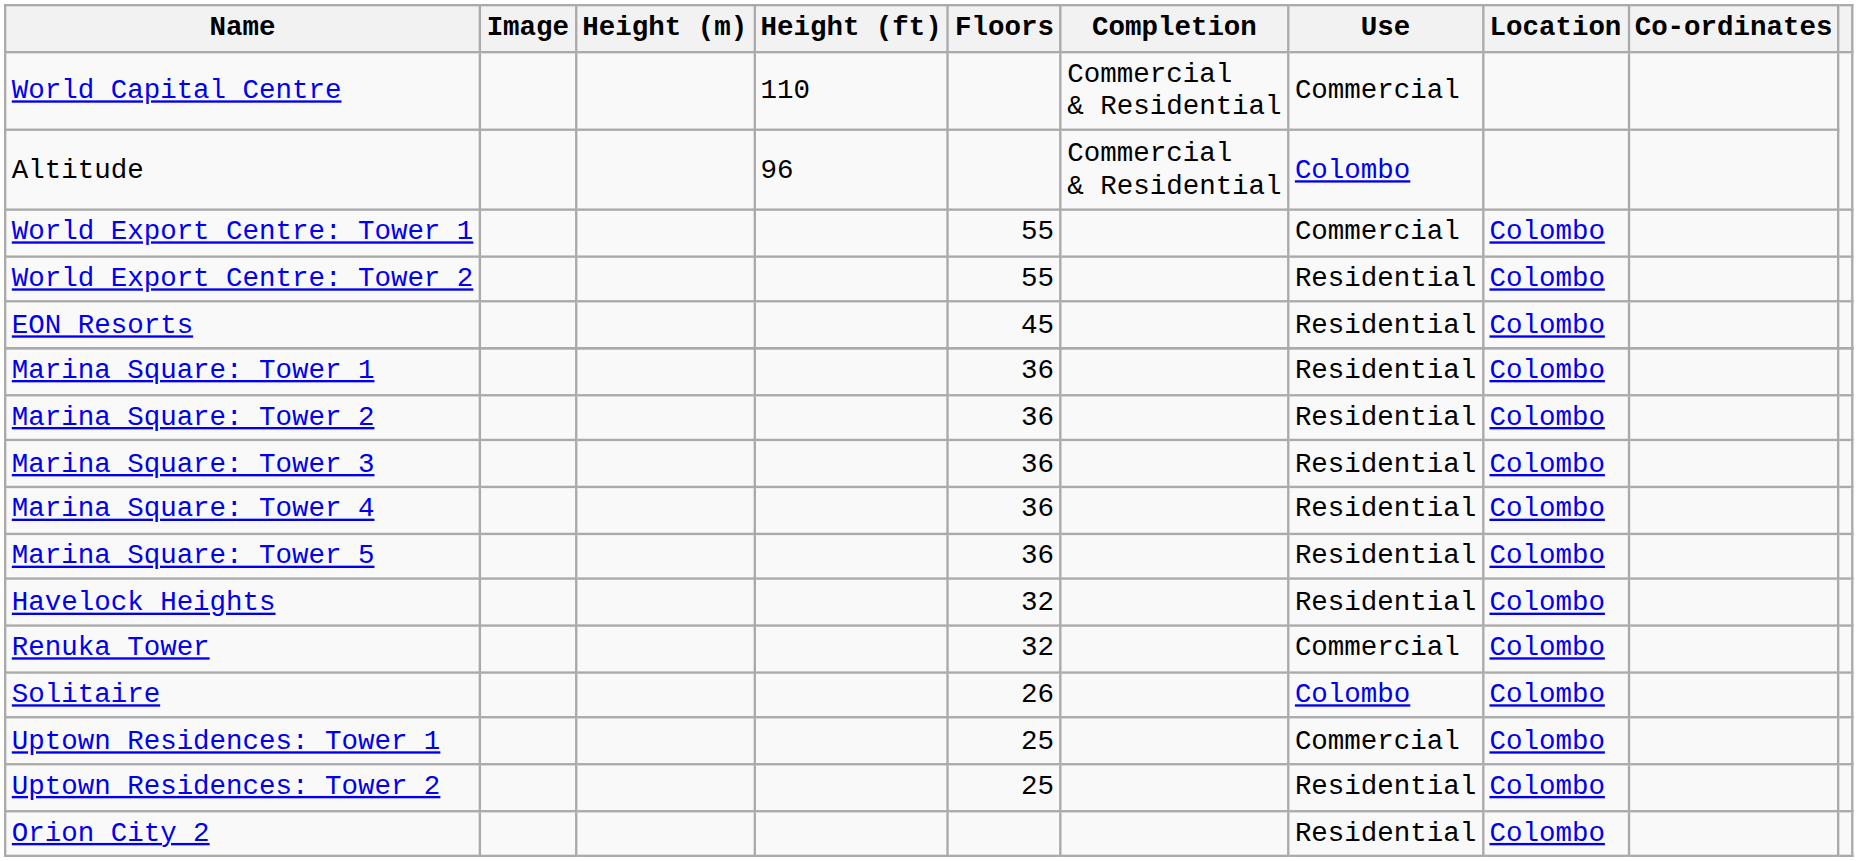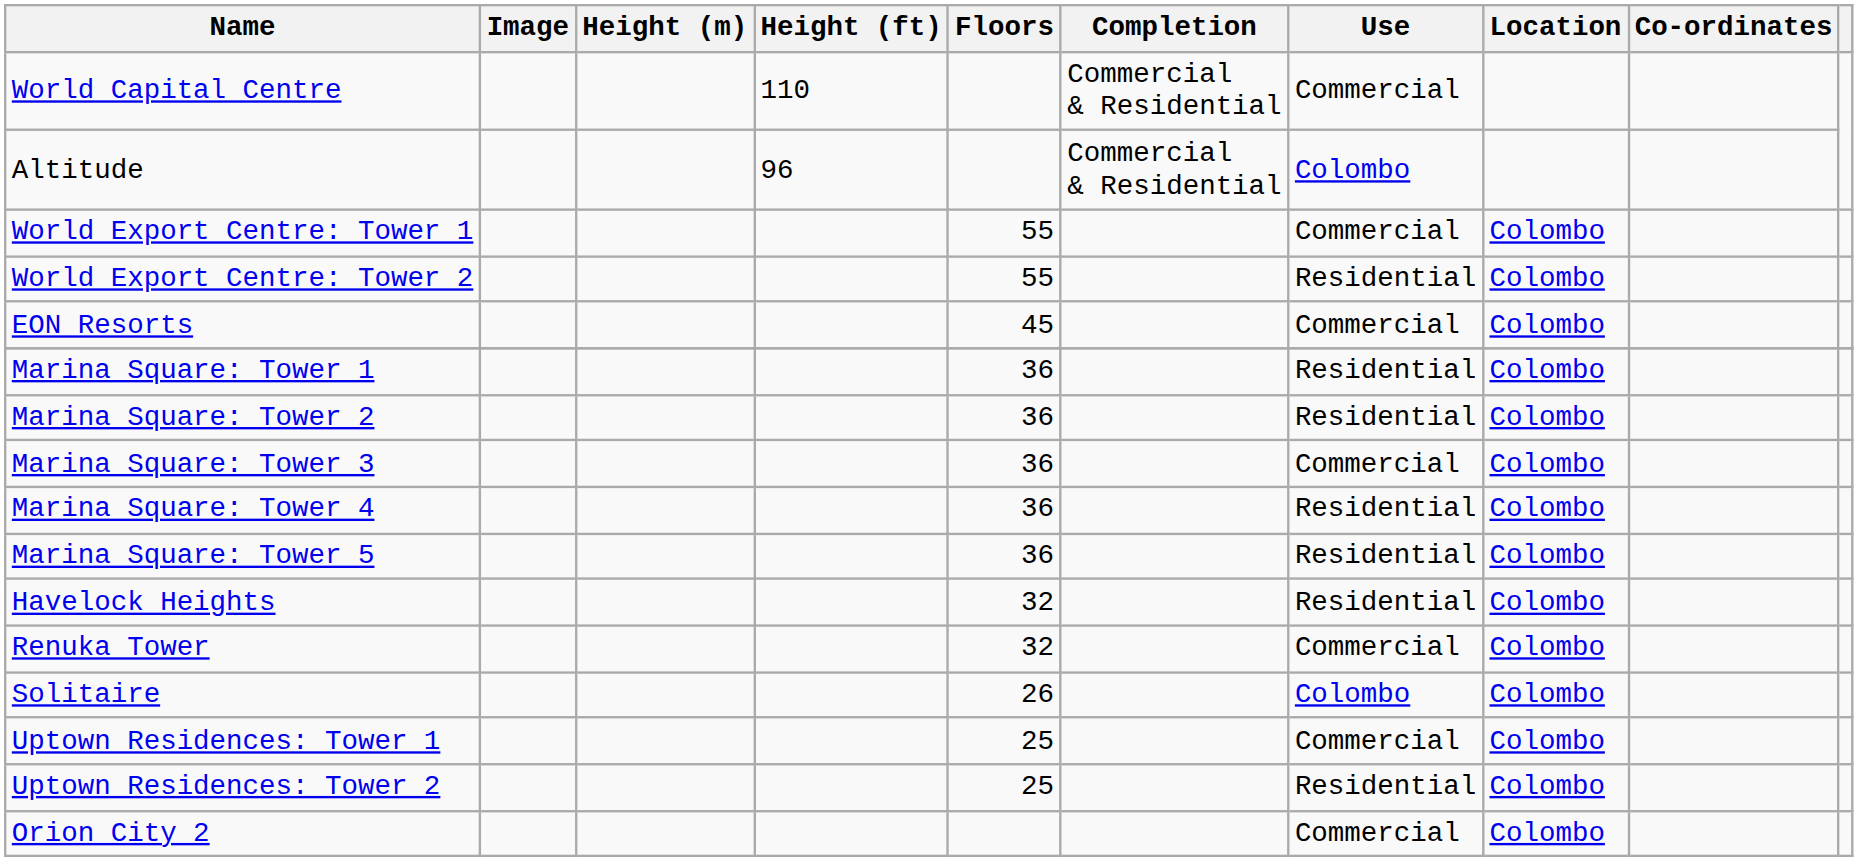(1386, 325) Residential -> (1377, 325) Commercial
(1386, 463) Residential -> (1377, 463) Commercial
(1386, 833) Residential -> (1377, 833) Commercial
